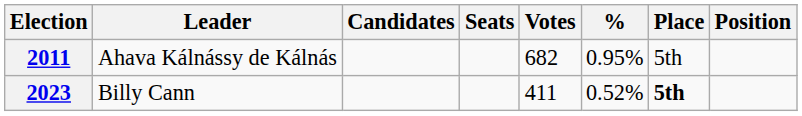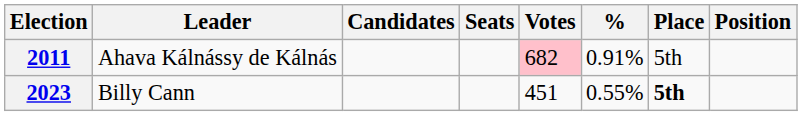(541, 57) no background -> (541, 57) pink background
(615, 57) 0.95% -> (615, 57) 0.91%
(541, 92) 411 -> (541, 92) 451
(615, 92) 0.52% -> (615, 92) 0.55%
